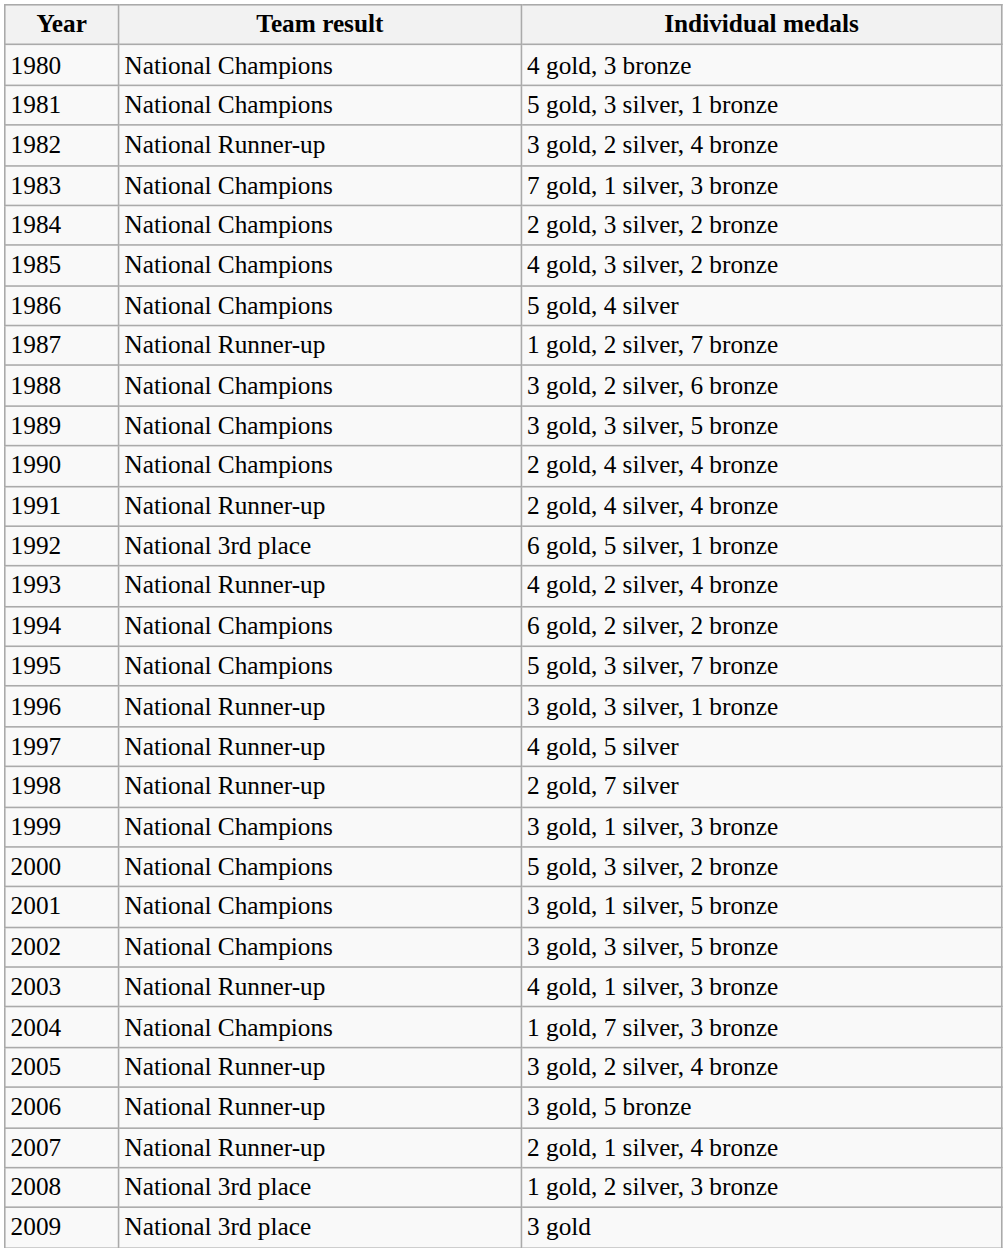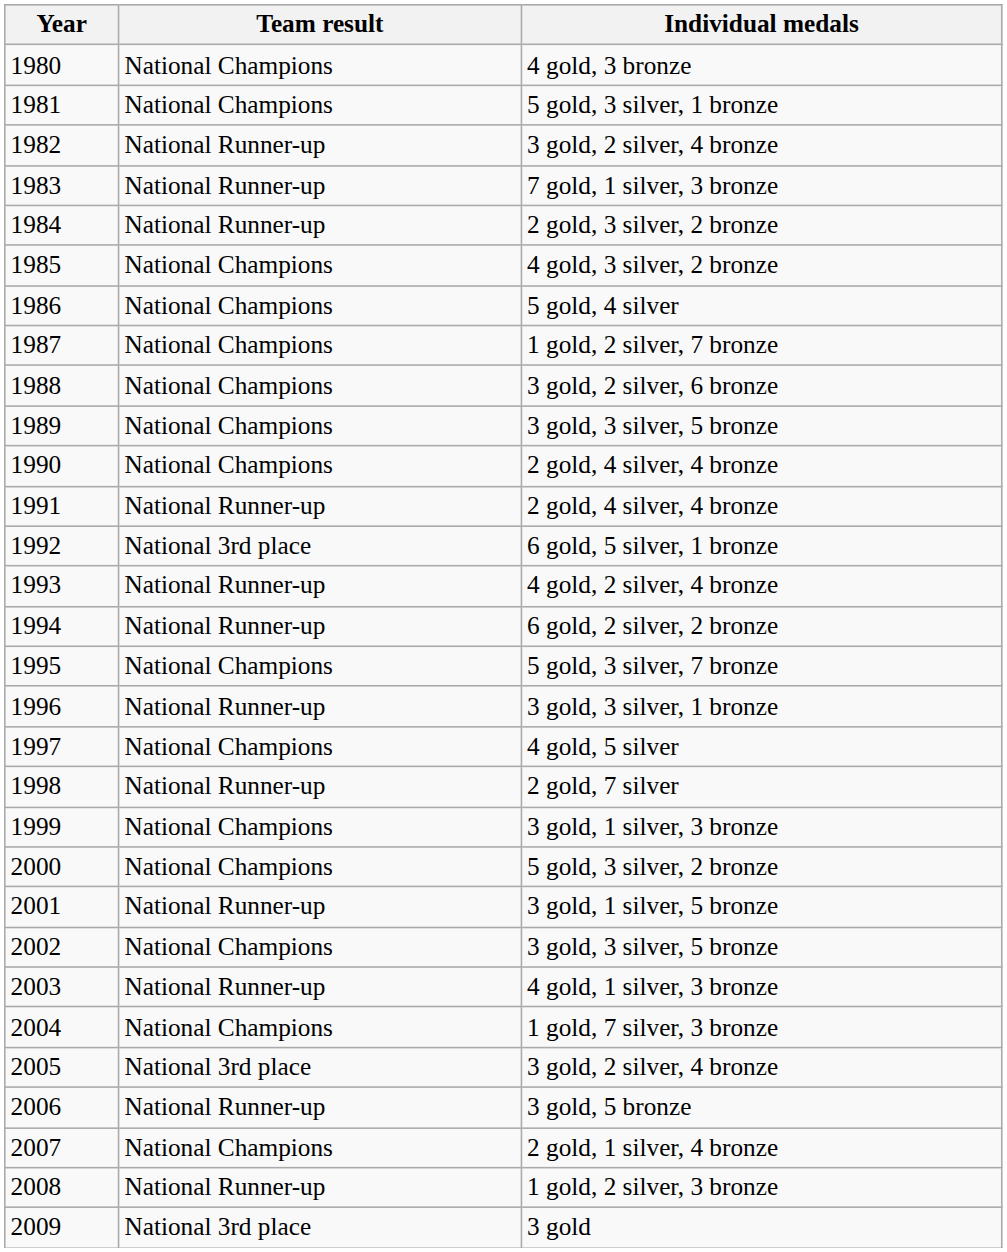(229, 184) National Champions -> (225, 184) National Runner-up
(229, 225) National Champions -> (225, 225) National Runner-up
(225, 345) National Runner-up -> (229, 345) National Champions
(229, 625) National Champions -> (225, 625) National Runner-up
(225, 746) National Runner-up -> (229, 746) National Champions
(229, 906) National Champions -> (225, 906) National Runner-up
(225, 1066) National Runner-up -> (218, 1066) National 3rd place
(225, 1147) National Runner-up -> (229, 1147) National Champions
(218, 1187) National 3rd place -> (225, 1187) National Runner-up
